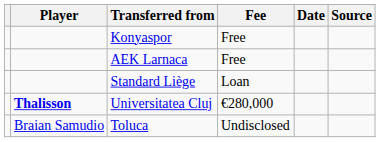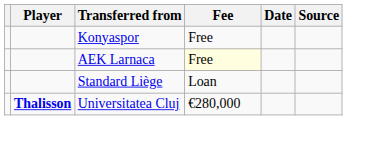(233, 59) no background -> (201, 59) lightyellow background
- row: (129, 125)
